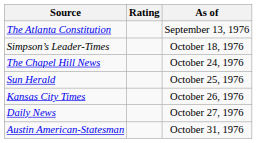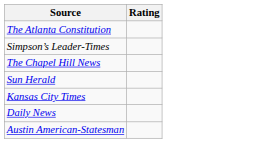- column: (207, 12)
